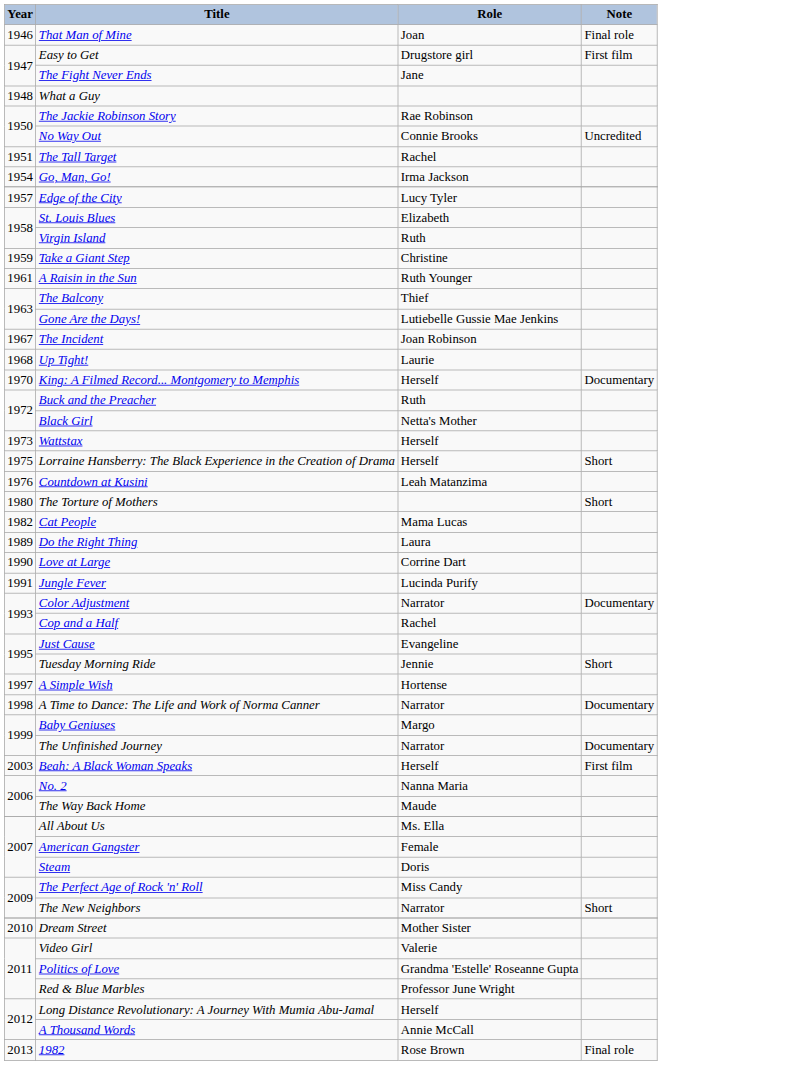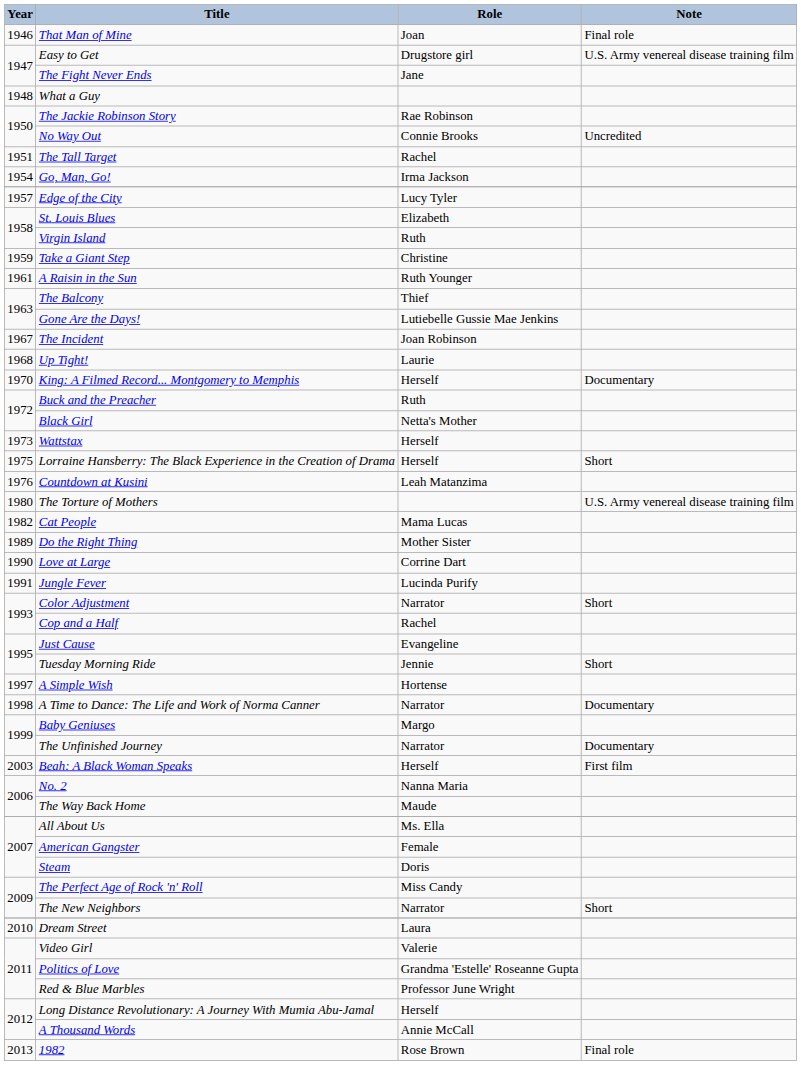(608, 55) First film -> (689, 55) U.S. Army venereal disease training film
(598, 501) Short -> (689, 501) U.S. Army venereal disease training film
(416, 542) Laura -> (436, 542) Mother Sister
(619, 603) Documentary -> (598, 603) Short
(436, 928) Mother Sister -> (416, 928) Laura
